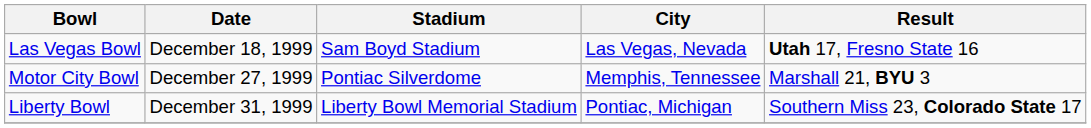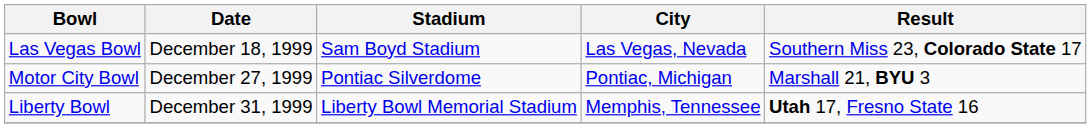(874, 48) Utah 17, Fresno State 16 -> (925, 48) Southern Miss 23, Colorado State 17
(673, 78) Memphis, Tennessee -> (659, 78) Pontiac, Michigan
(659, 107) Pontiac, Michigan -> (673, 107) Memphis, Tennessee
(925, 107) Southern Miss 23, Colorado State 17 -> (874, 107) Utah 17, Fresno State 16
